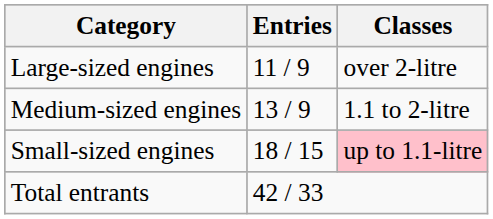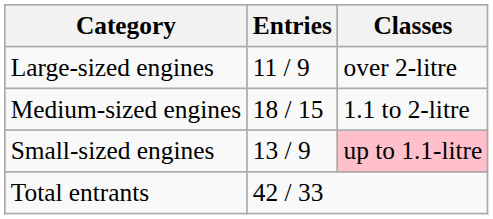(282, 109) 13 / 9 -> (288, 109) 18 / 15
(288, 151) 18 / 15 -> (282, 151) 13 / 9
